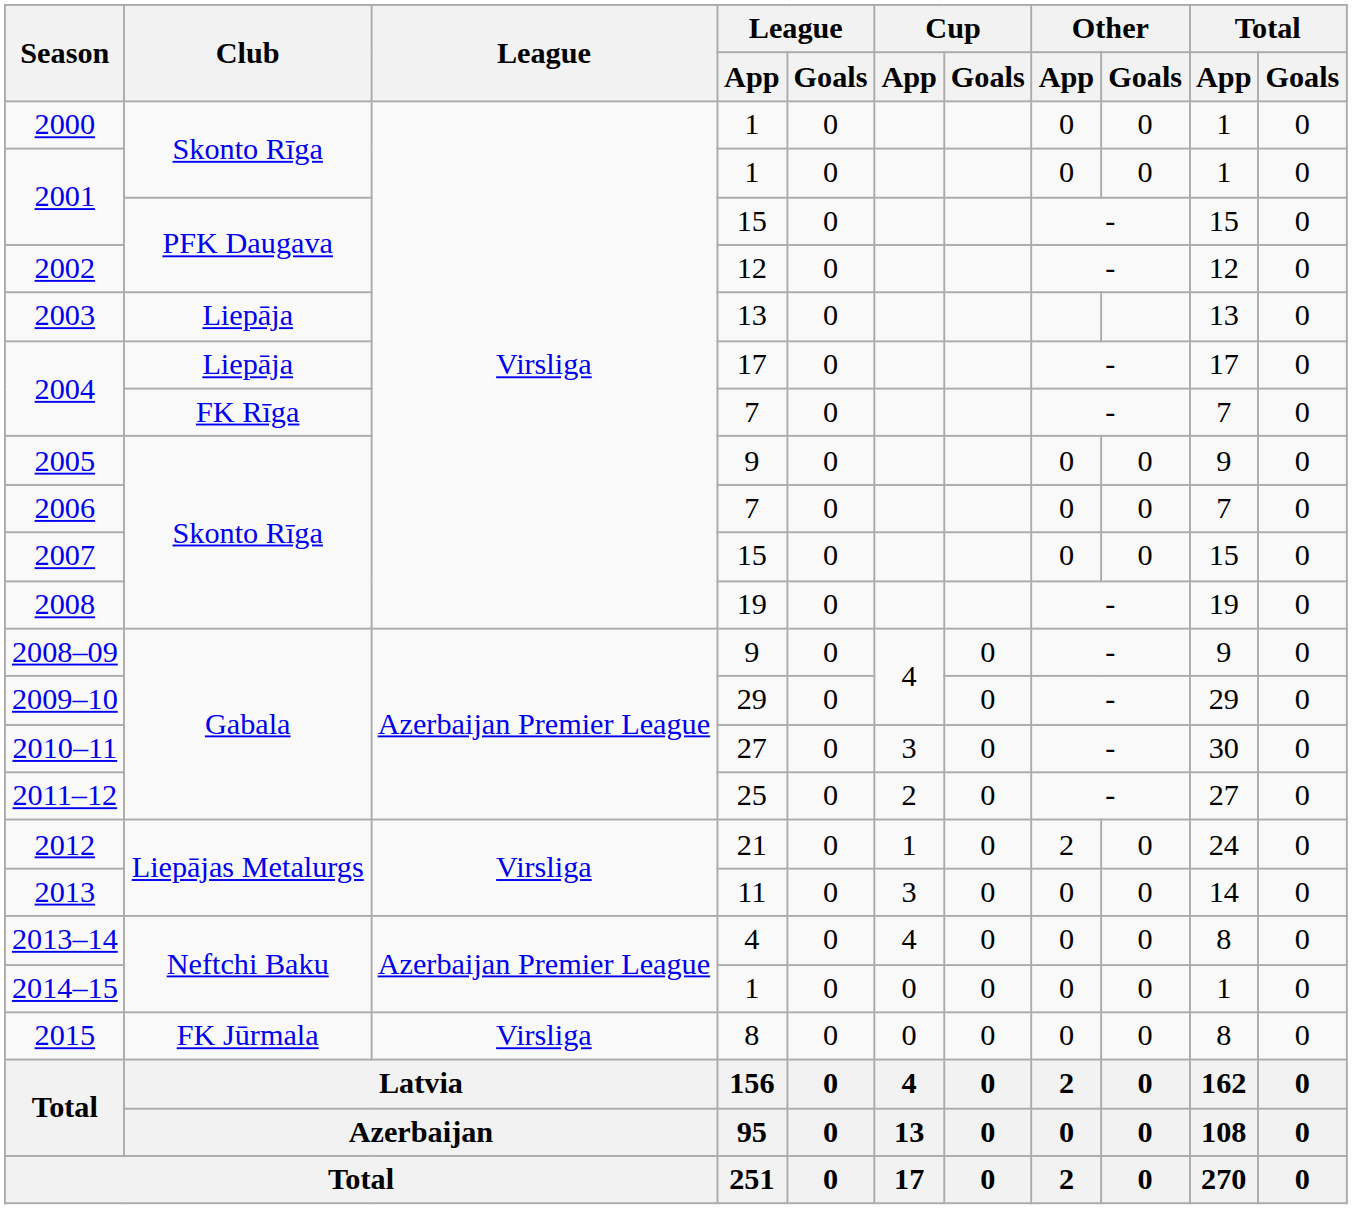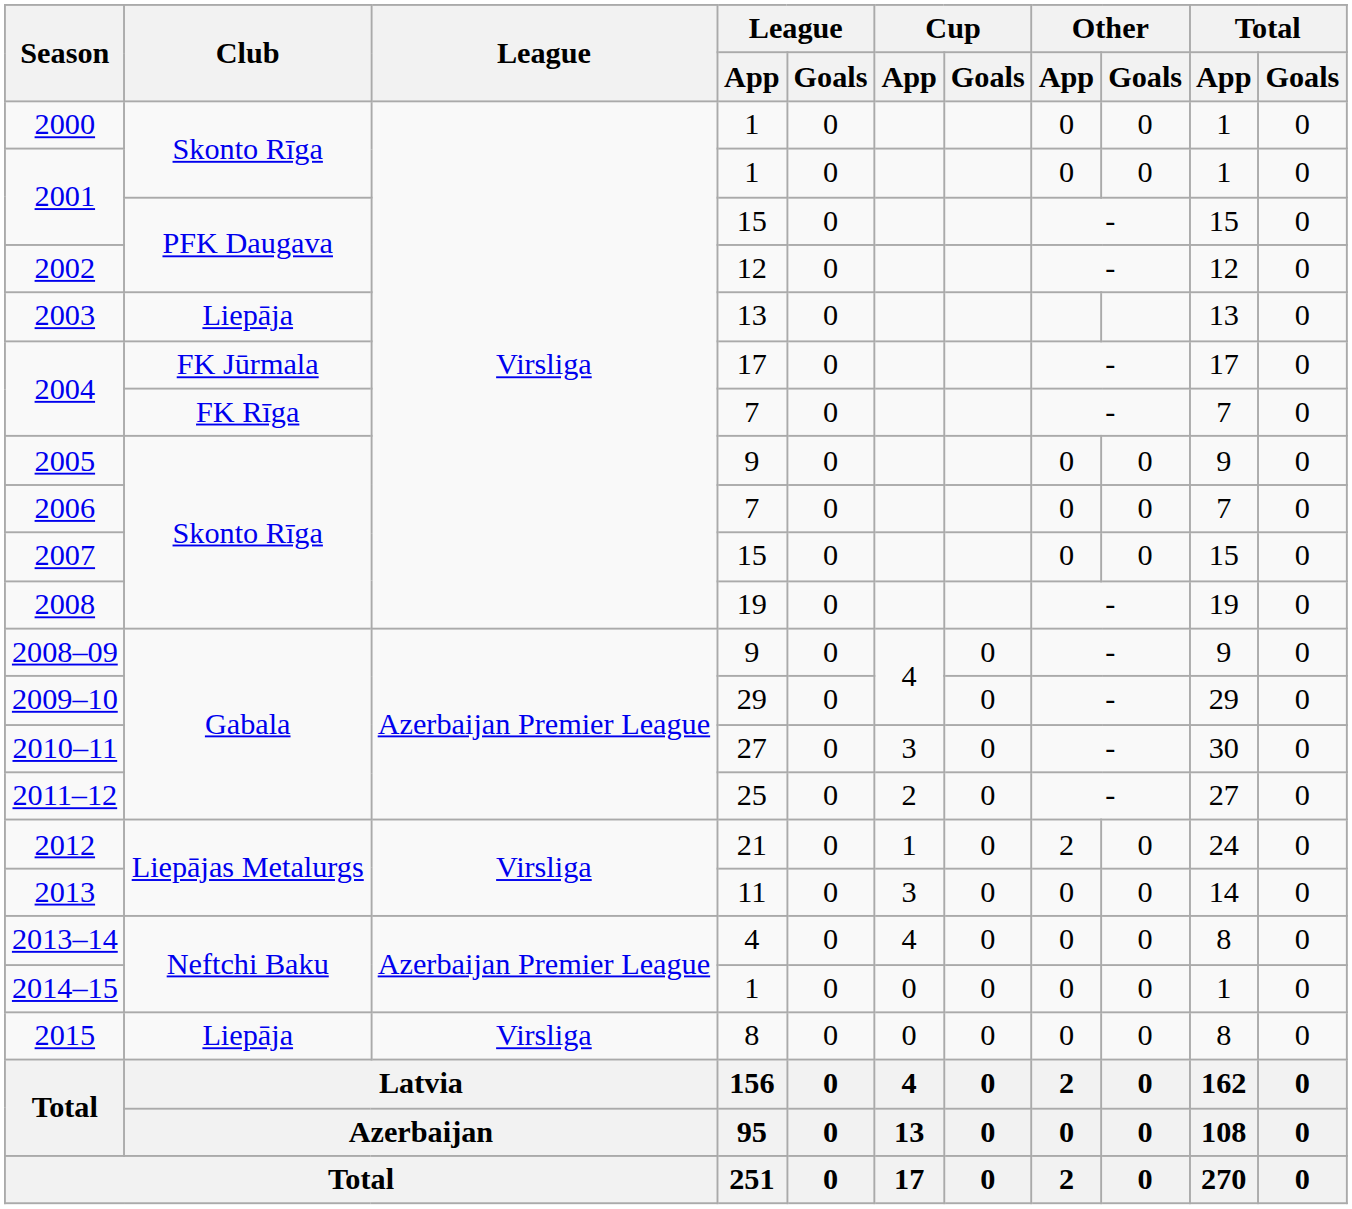(248, 364) Liepāja -> (248, 364) FK Jūrmala
(248, 1035) FK Jūrmala -> (248, 1035) Liepāja
